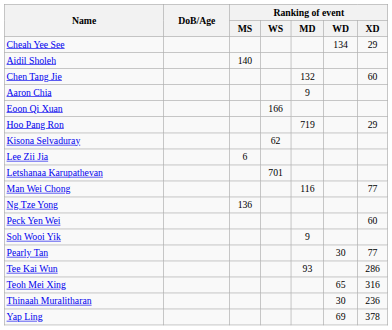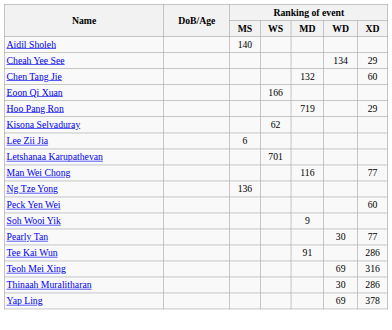rows swapped: (31, 60) <-> (36, 44)
- row: (29, 92)
(307, 269) 93 -> (307, 253) 91
(341, 285) 65 -> (341, 269) 69
(373, 301) 236 -> (373, 285) 286
